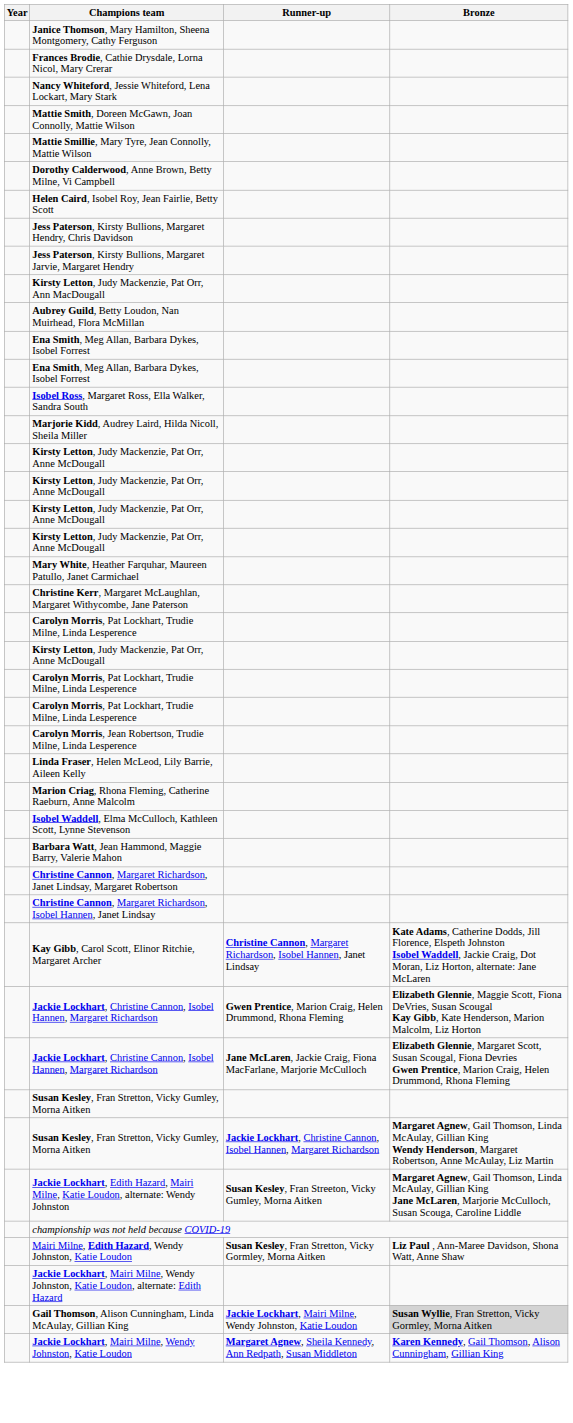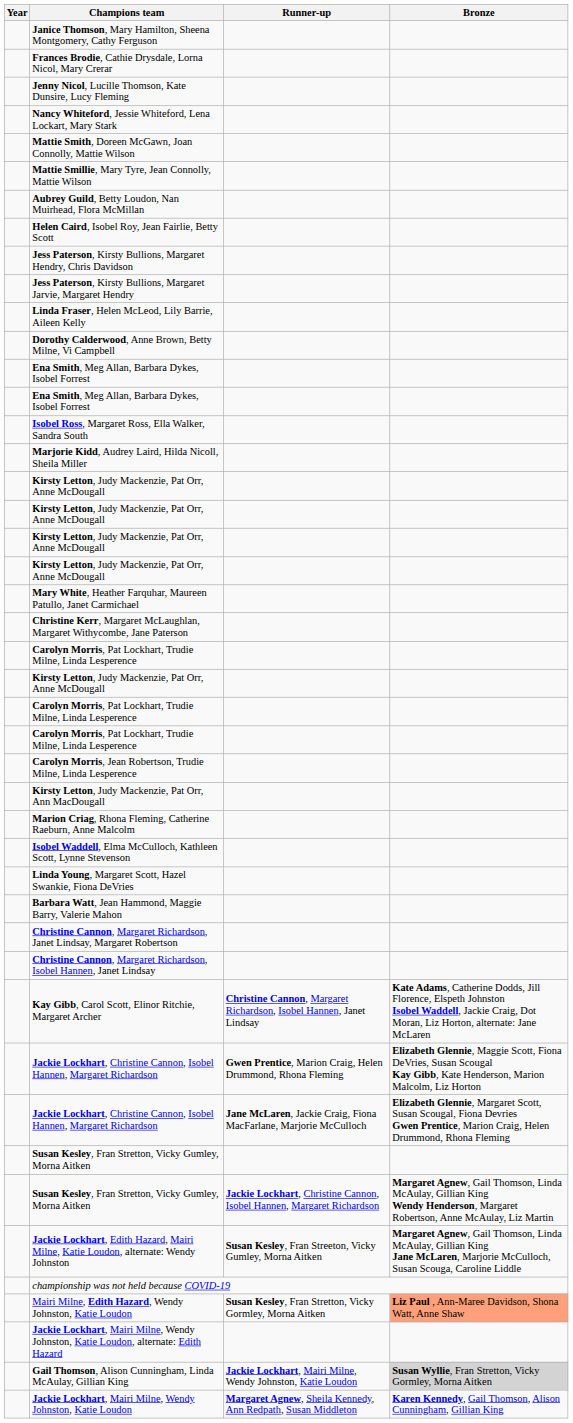+ row: (109, 91)
rows swapped: (122, 176) <-> (106, 317)
rows swapped: (122, 768) <-> (118, 288)
+ row: (109, 880)
(475, 1251) no background -> (475, 1308) lightsalmon background
